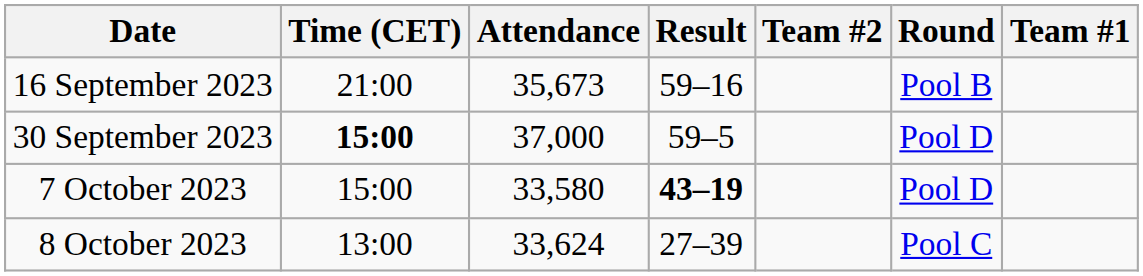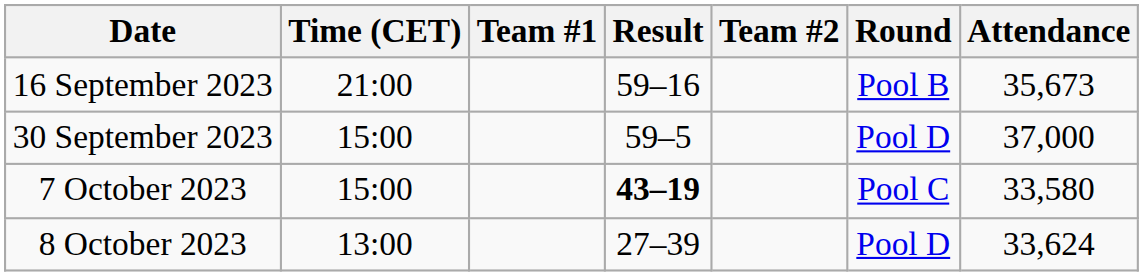columns swapped: (1070, 31) <-> (558, 31)
(375, 137) bold -> (375, 137) normal
(946, 190) Pool D -> (903, 190) Pool C
(946, 243) Pool C -> (903, 243) Pool D
